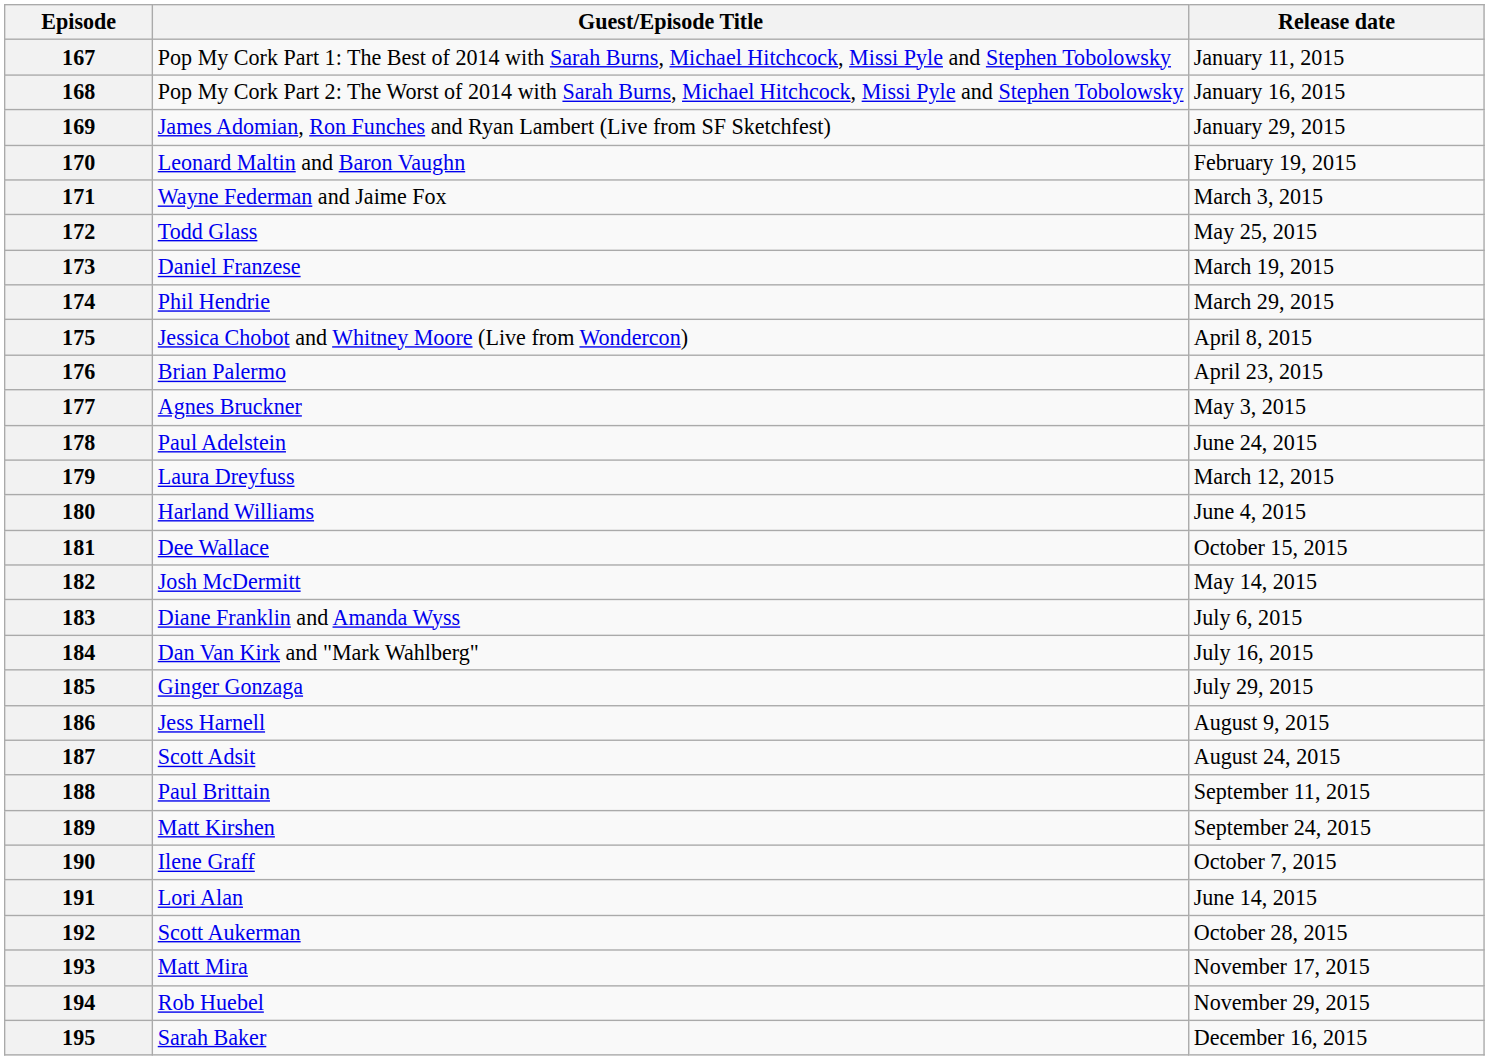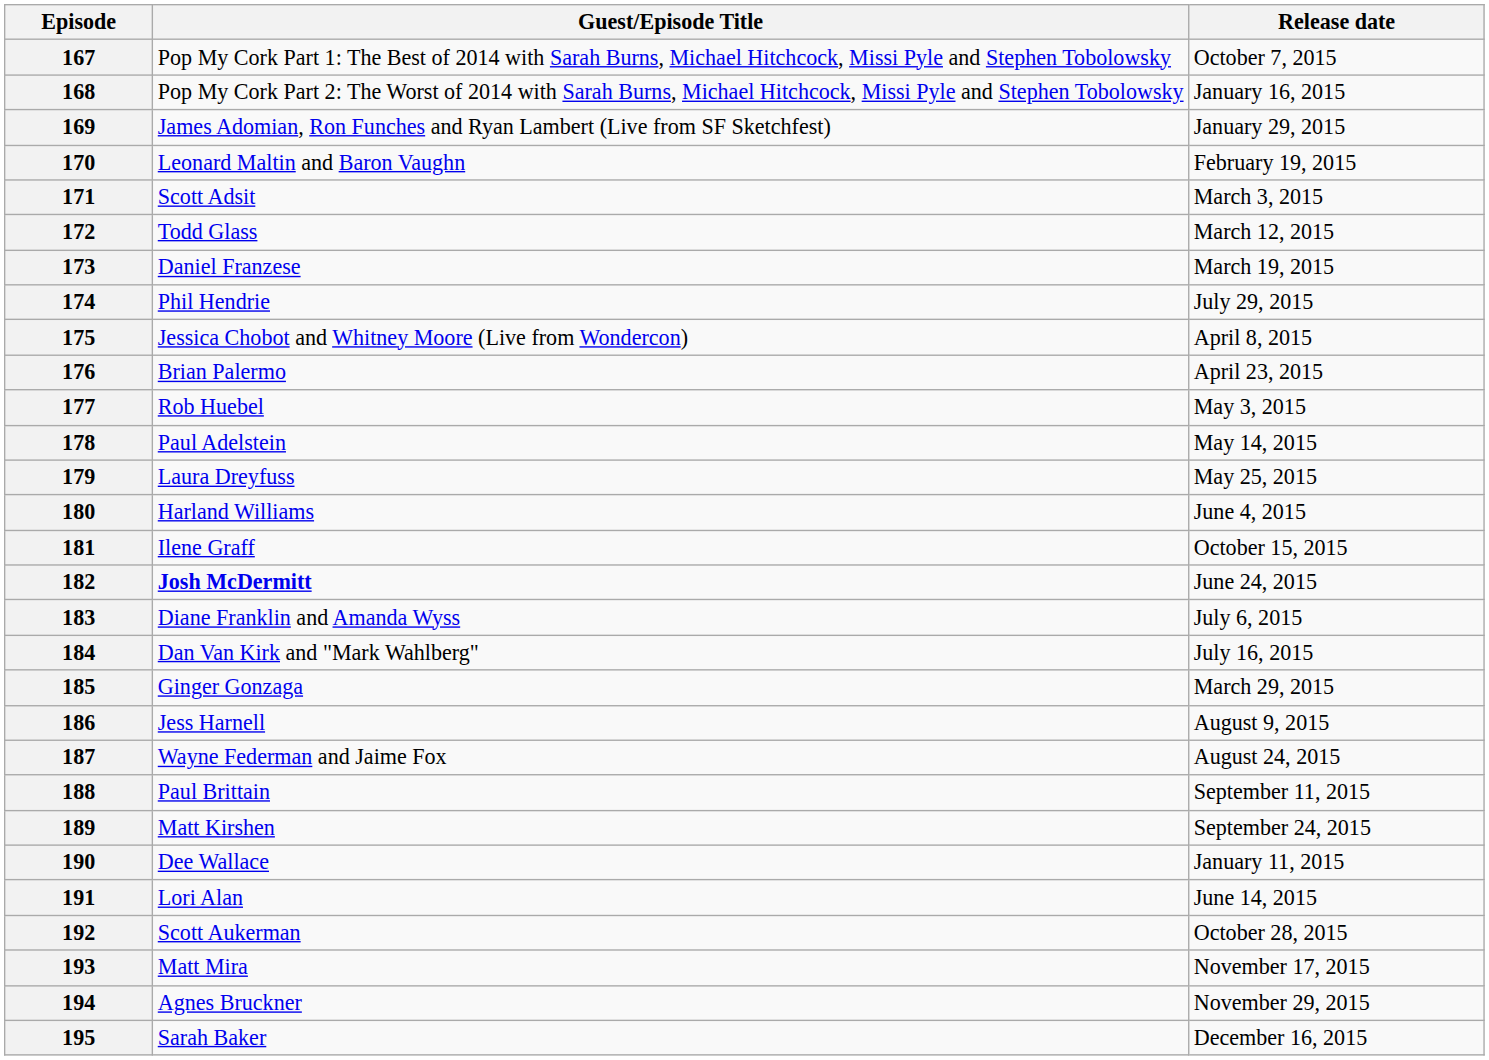(1269, 57) January 11, 2015 -> (1265, 57) October 7, 2015
(302, 197) Wayne Federman and Jaime Fox -> (207, 197) Scott Adsit
(1255, 232) May 25, 2015 -> (1264, 232) March 12, 2015
(1264, 302) March 29, 2015 -> (1254, 302) July 29, 2015
(230, 407) Agnes Bruckner -> (211, 407) Rob Huebel
(1255, 442) June 24, 2015 -> (1255, 442) May 14, 2015
(1264, 477) March 12, 2015 -> (1255, 477) May 25, 2015
(213, 547) Dee Wallace -> (206, 547) Ilene Graff
(229, 582) normal -> (235, 582) bold
(1255, 582) May 14, 2015 -> (1255, 582) June 24, 2015
(1254, 687) July 29, 2015 -> (1264, 687) March 29, 2015
(207, 757) Scott Adsit -> (302, 757) Wayne Federman and Jaime Fox
(206, 862) Ilene Graff -> (213, 862) Dee Wallace
(1265, 862) October 7, 2015 -> (1269, 862) January 11, 2015
(211, 1002) Rob Huebel -> (230, 1002) Agnes Bruckner
